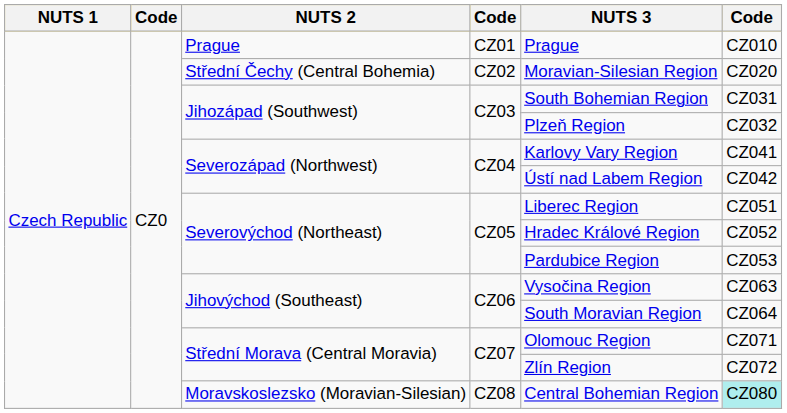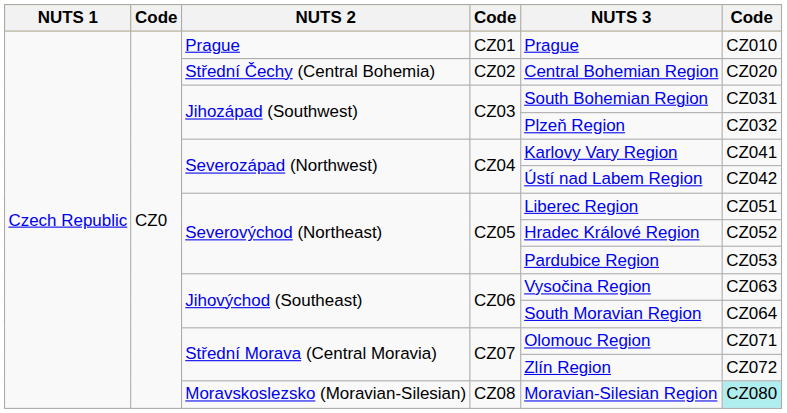(621, 71) Moravian-Silesian Region -> (621, 71) Central Bohemian Region
(621, 394) Central Bohemian Region -> (621, 394) Moravian-Silesian Region
